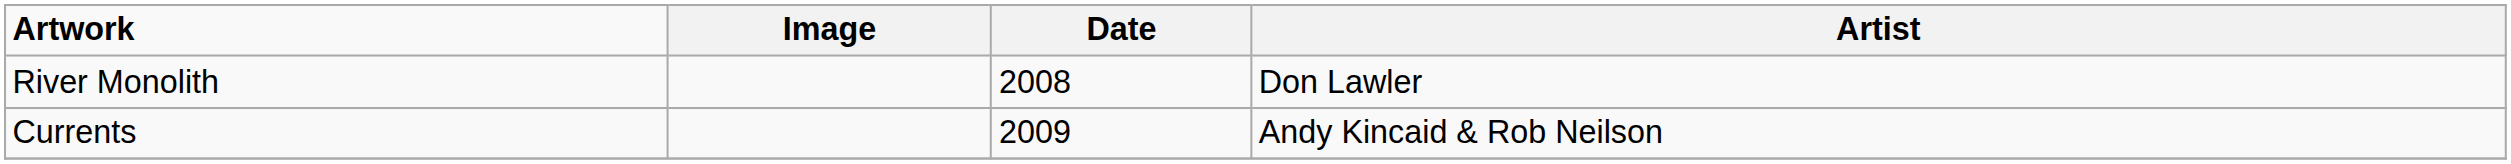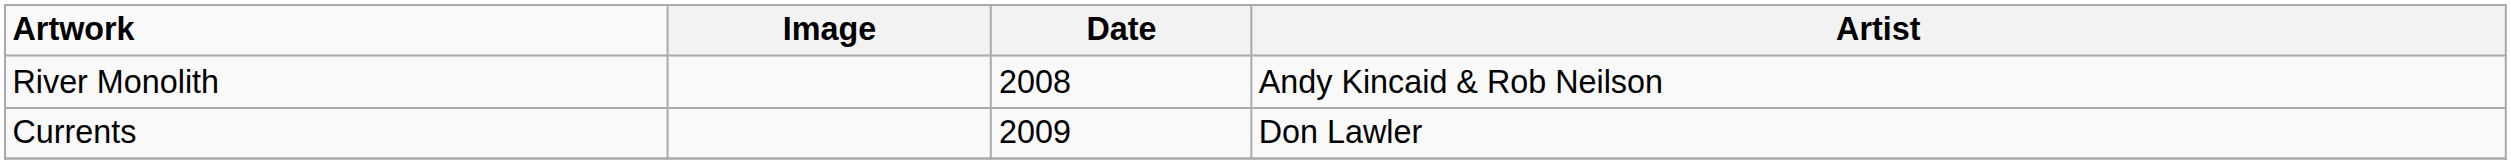(1340, 81) Don Lawler -> (1461, 81) Andy Kincaid & Rob Neilson
(1461, 132) Andy Kincaid & Rob Neilson -> (1340, 132) Don Lawler
